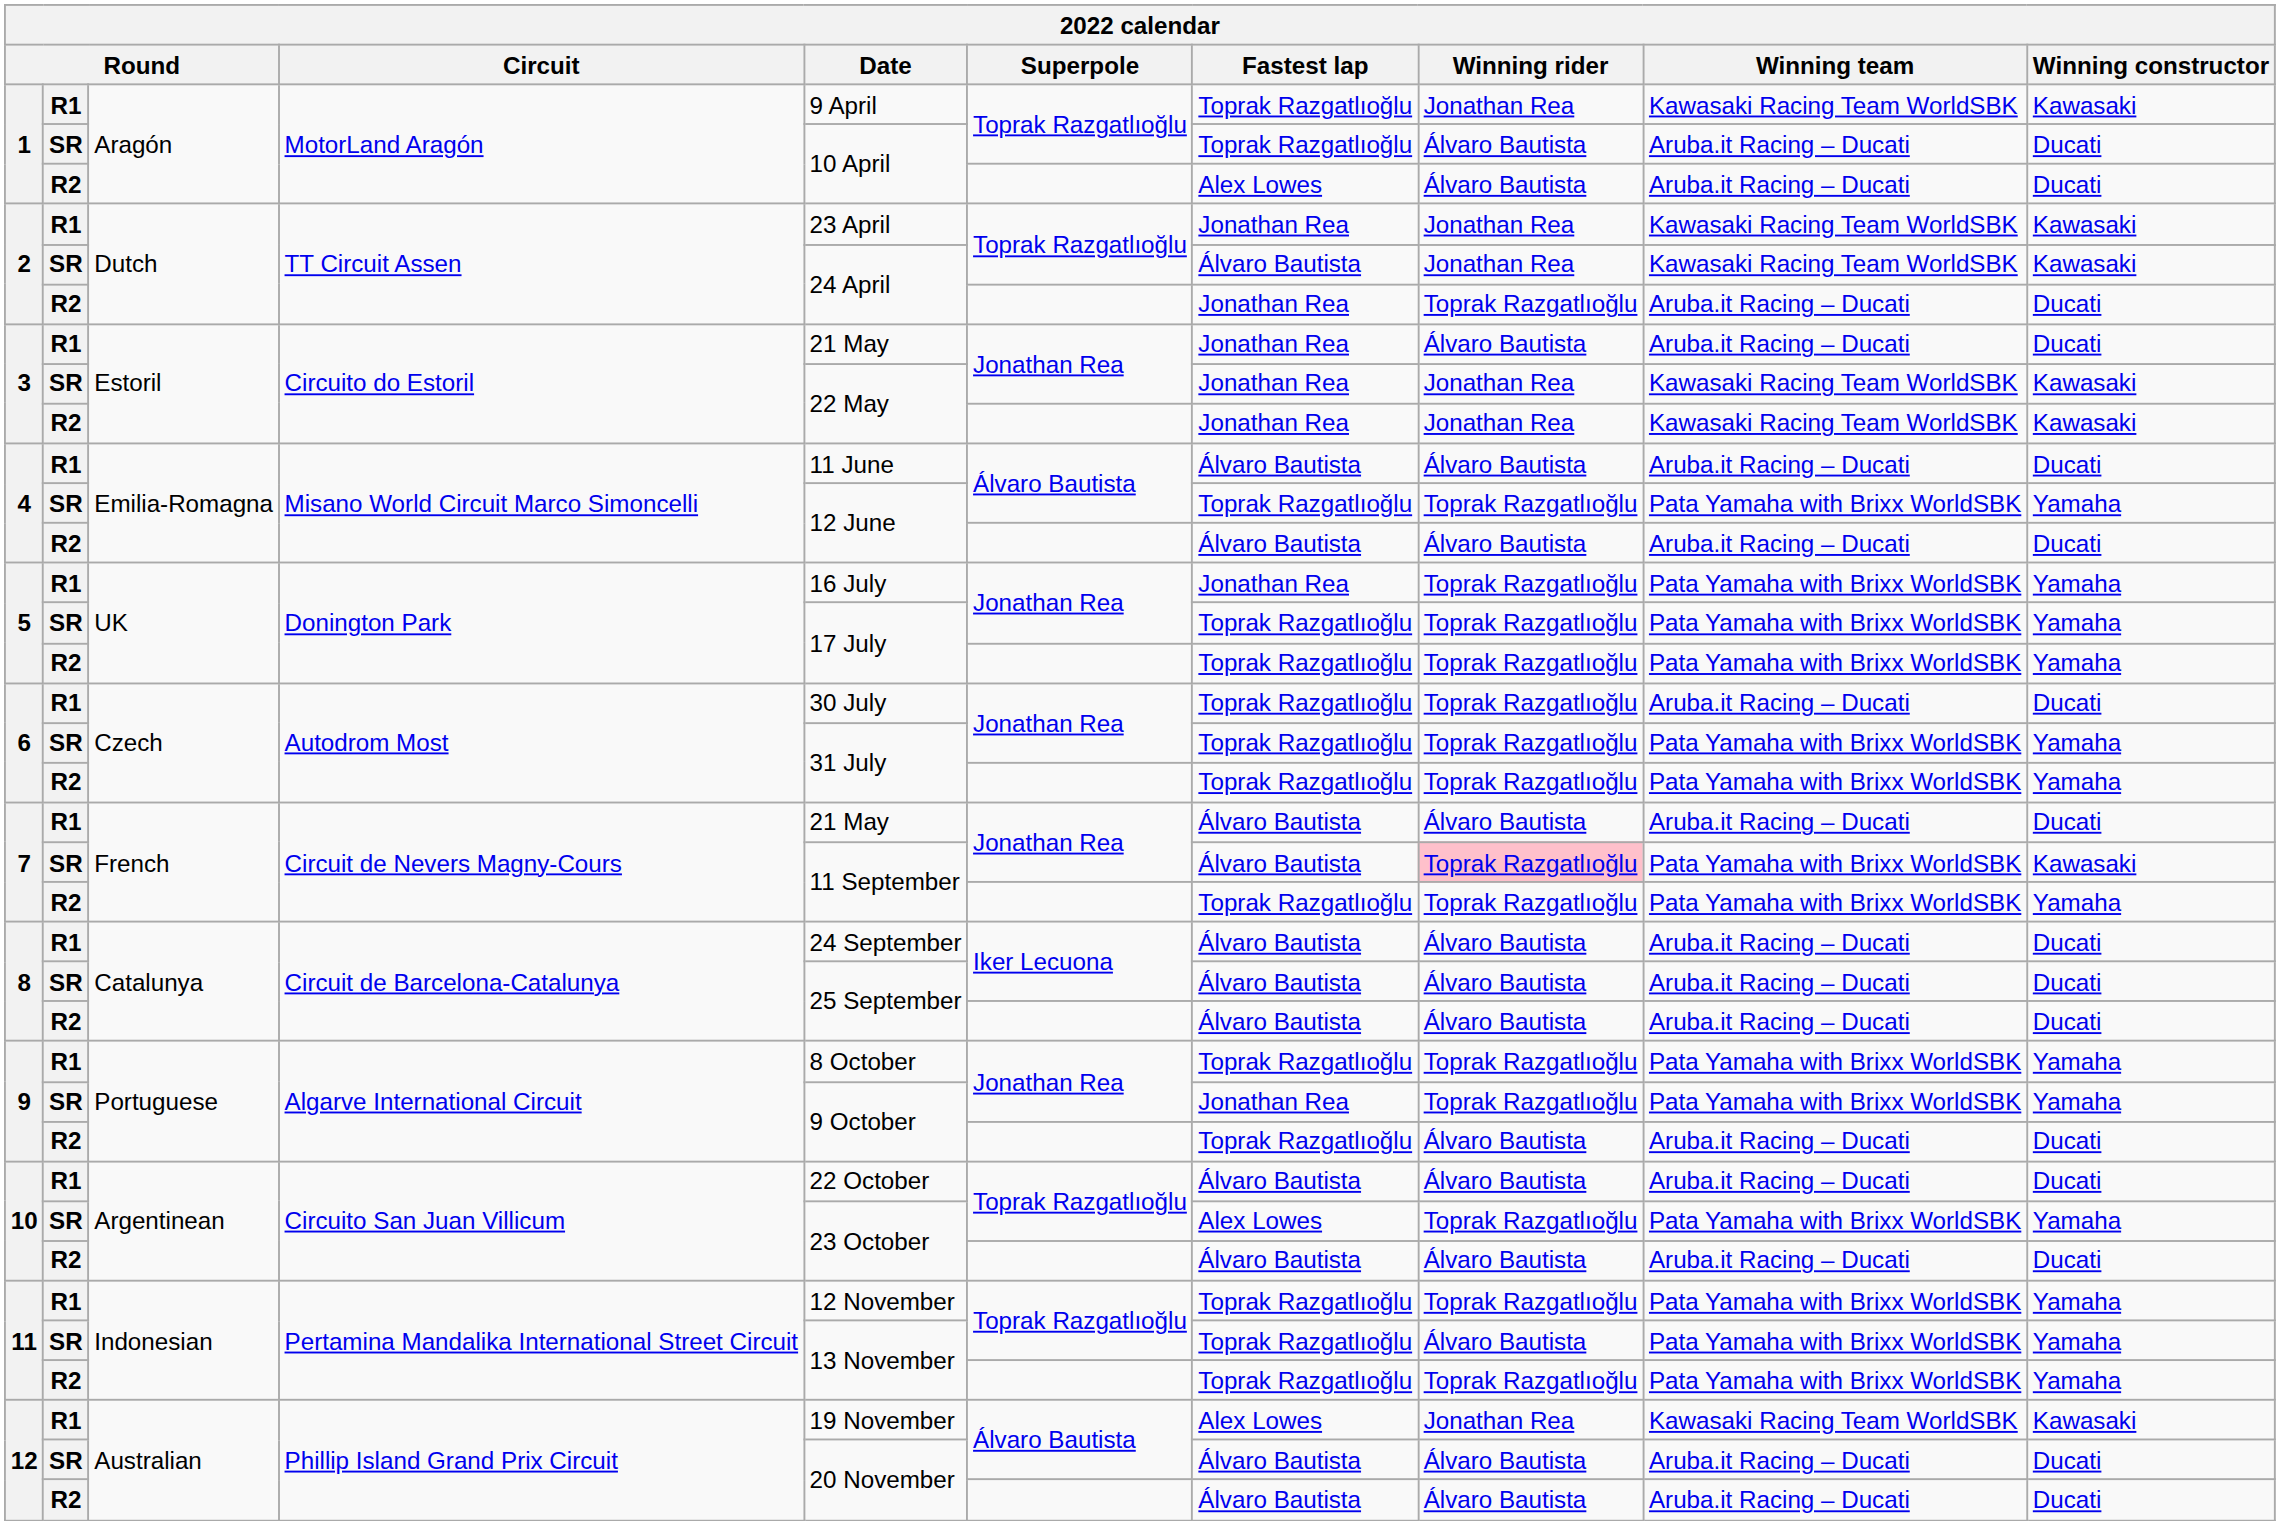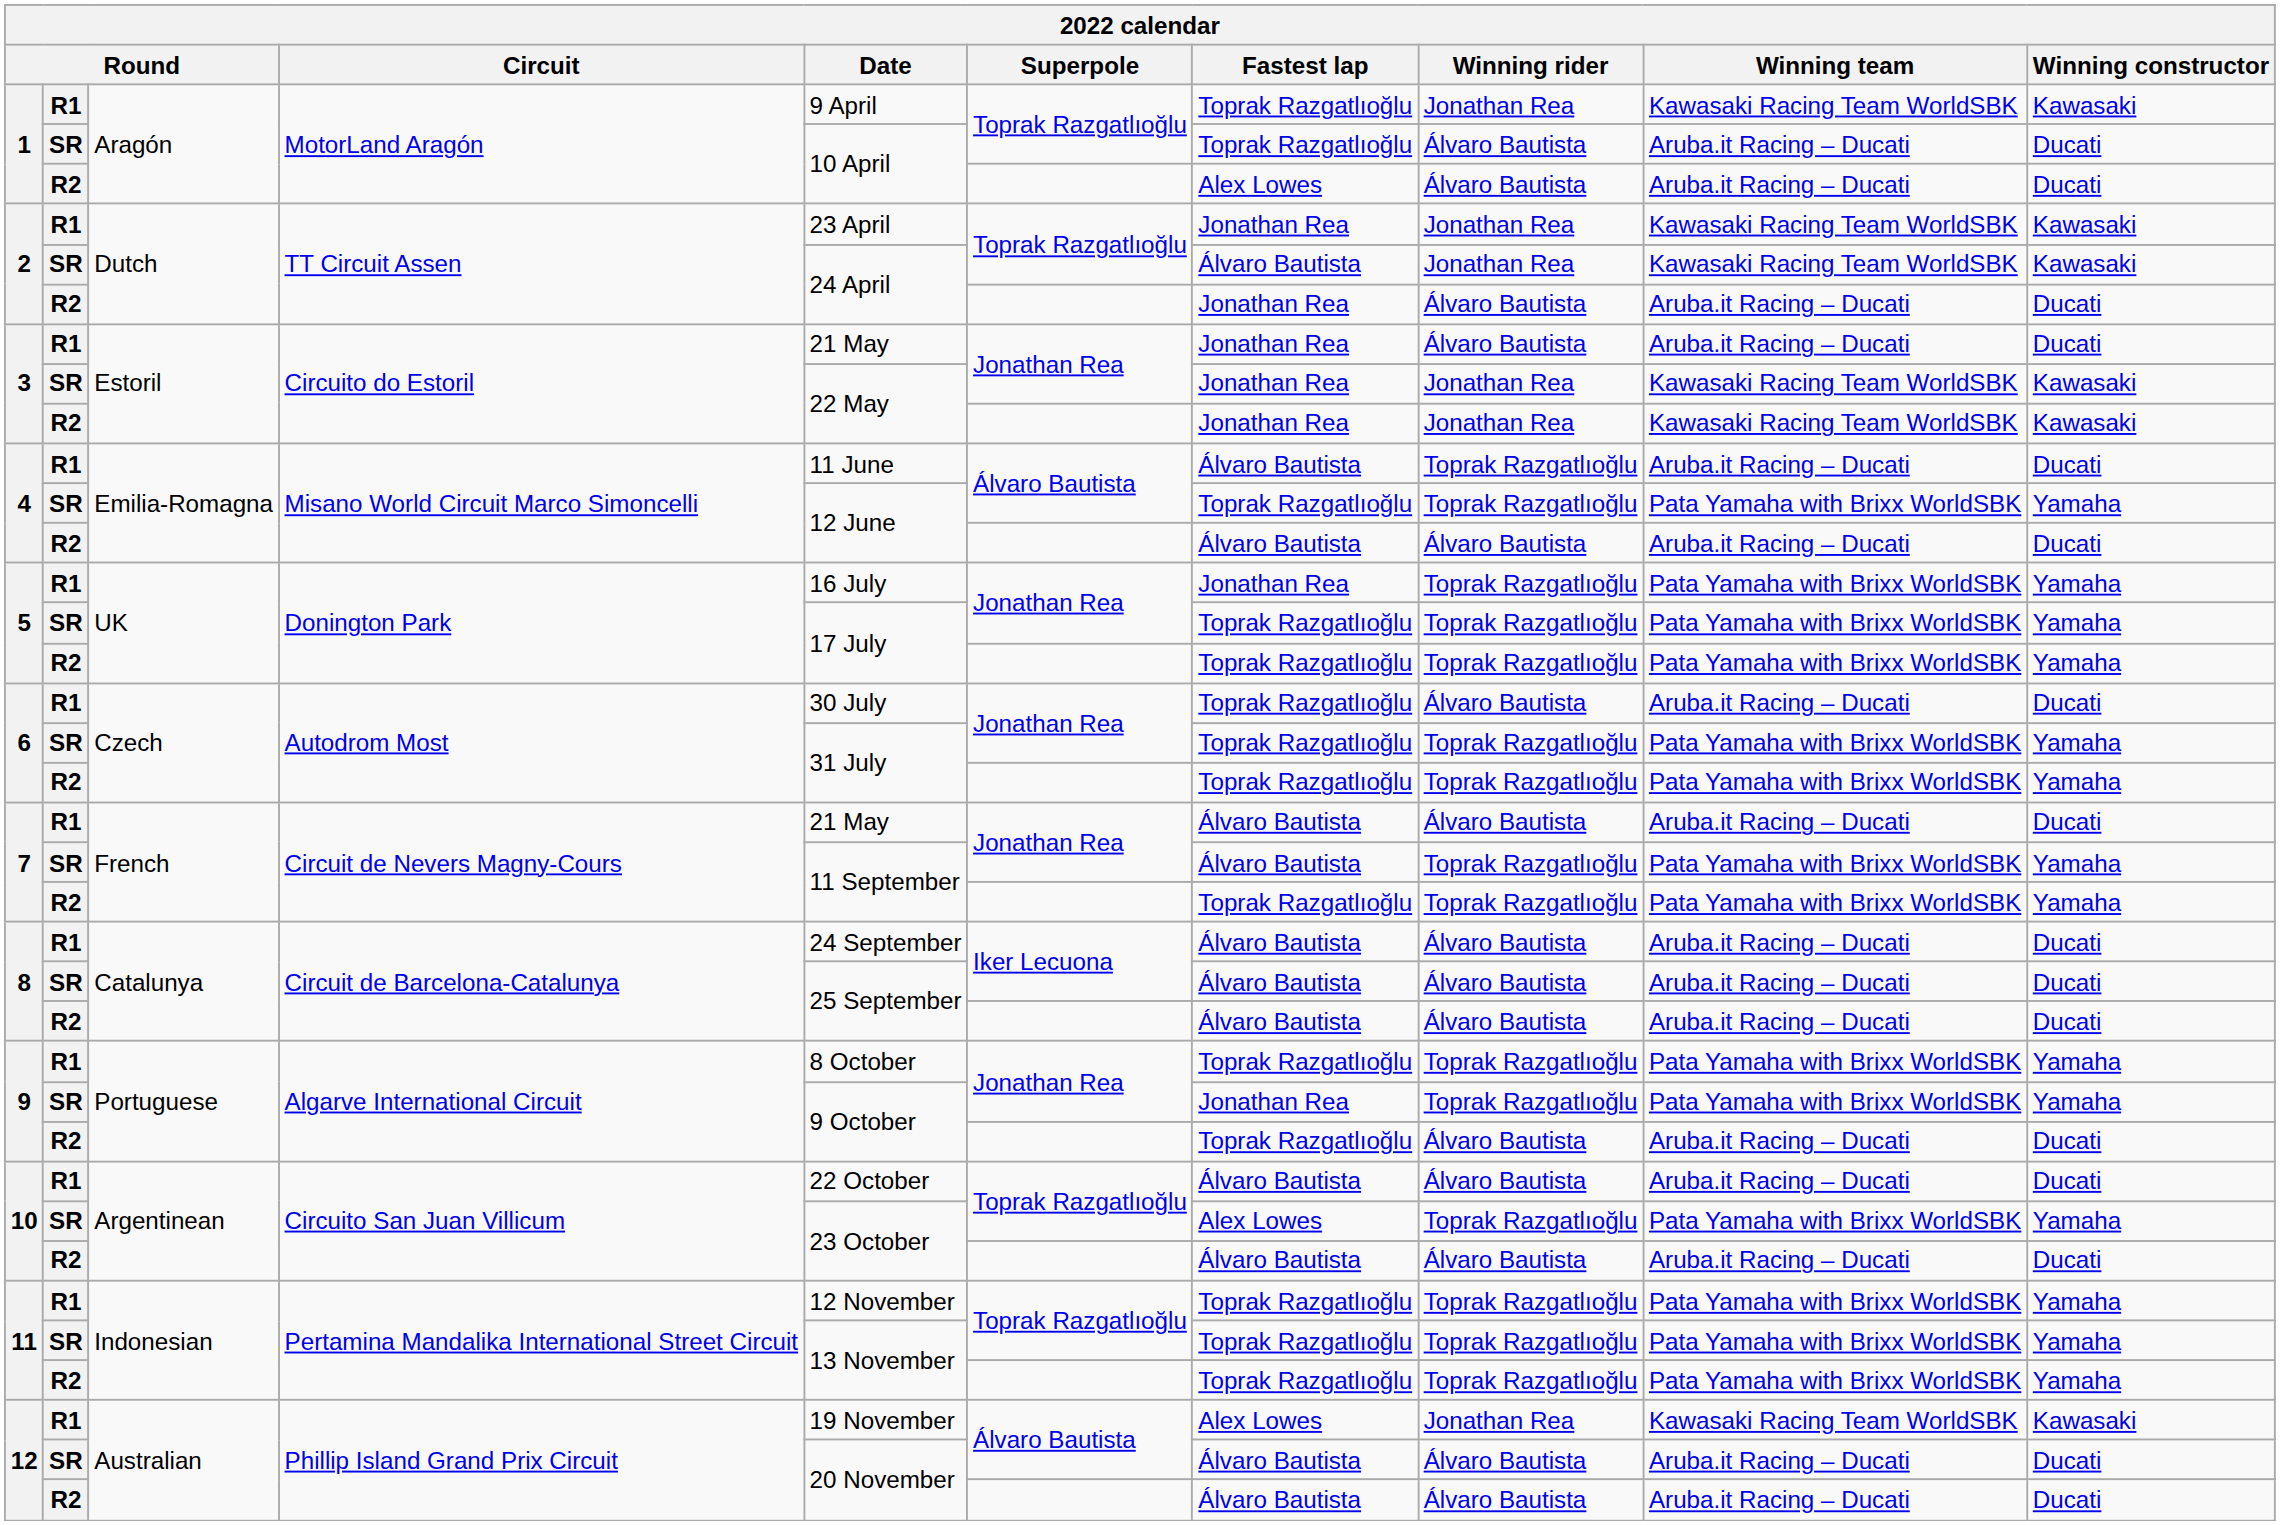(1531, 304) Toprak Razgatlıoğlu -> (1505, 304) Álvaro Bautista
(1505, 463) Álvaro Bautista -> (1531, 463) Toprak Razgatlıoğlu
(1531, 702) Toprak Razgatlıoğlu -> (1505, 702) Álvaro Bautista
(1531, 862) pink background -> (1531, 862) no background
(2085, 862) Kawasaki -> (2077, 862) Yamaha
(1505, 1340) Álvaro Bautista -> (1531, 1340) Toprak Razgatlıoğlu
